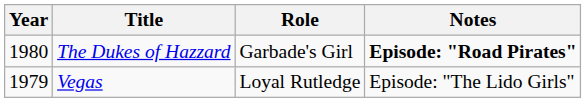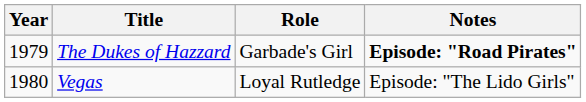(29, 50) 1980 -> (29, 50) 1979
(29, 81) 1979 -> (29, 81) 1980
